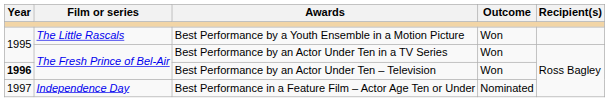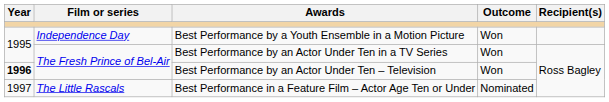(80, 35) The Little Rascals -> (83, 35) Independence Day
(83, 88) Independence Day -> (80, 88) The Little Rascals
